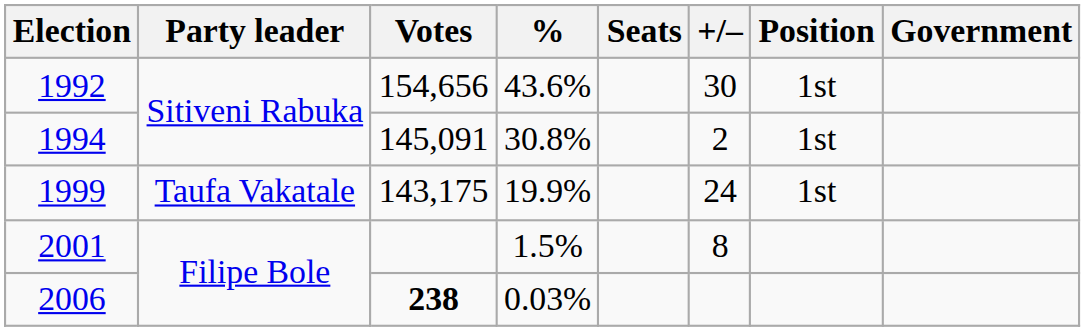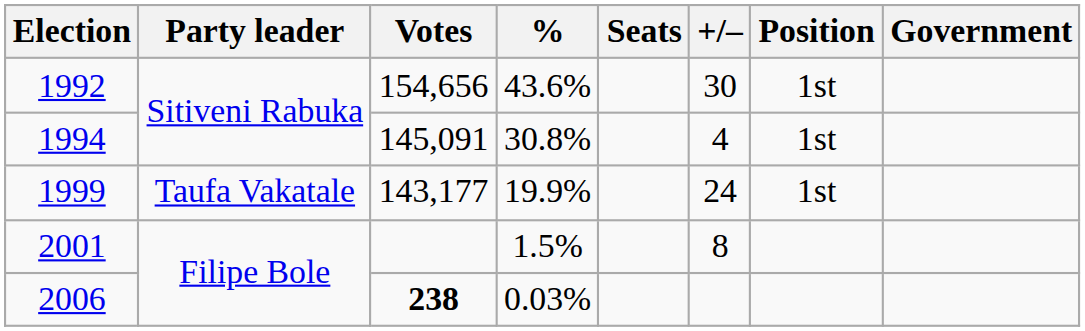(720, 138) 2 -> (720, 138) 4
(434, 191) 143,175 -> (434, 191) 143,177
